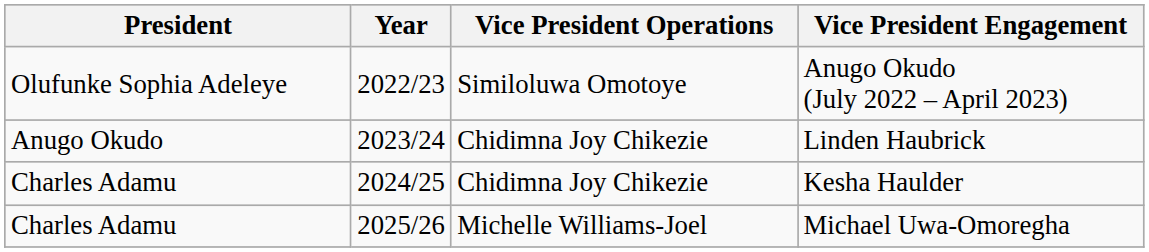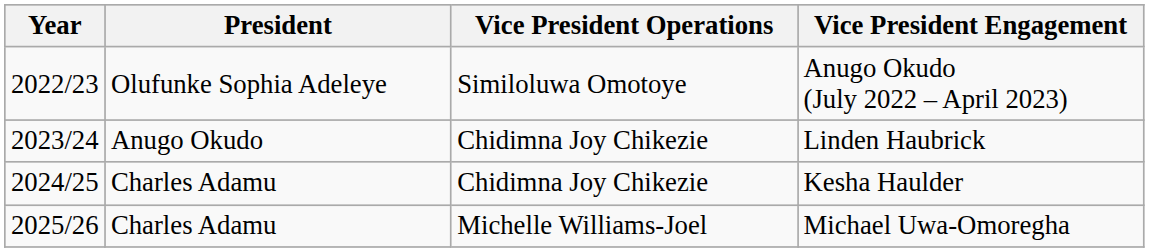columns swapped: (401, 25) <-> (178, 25)
